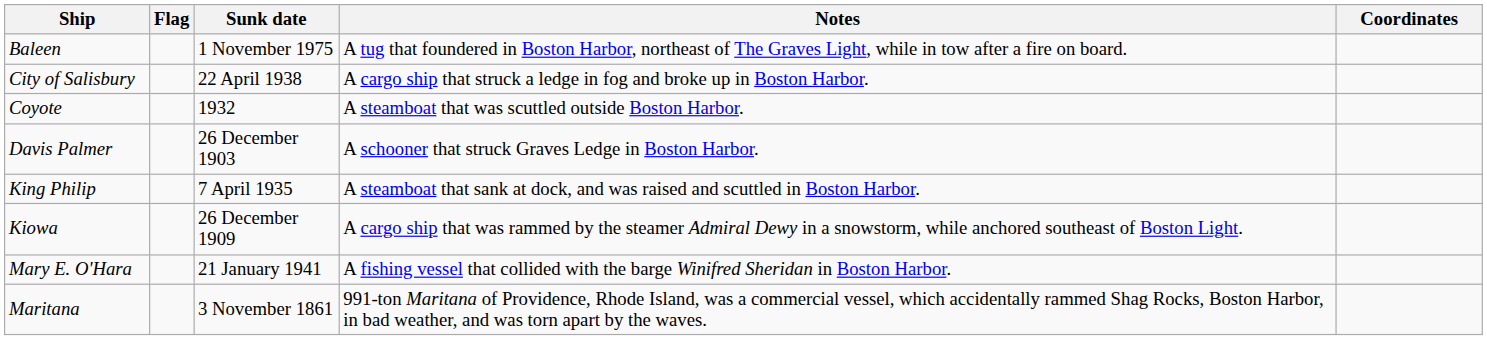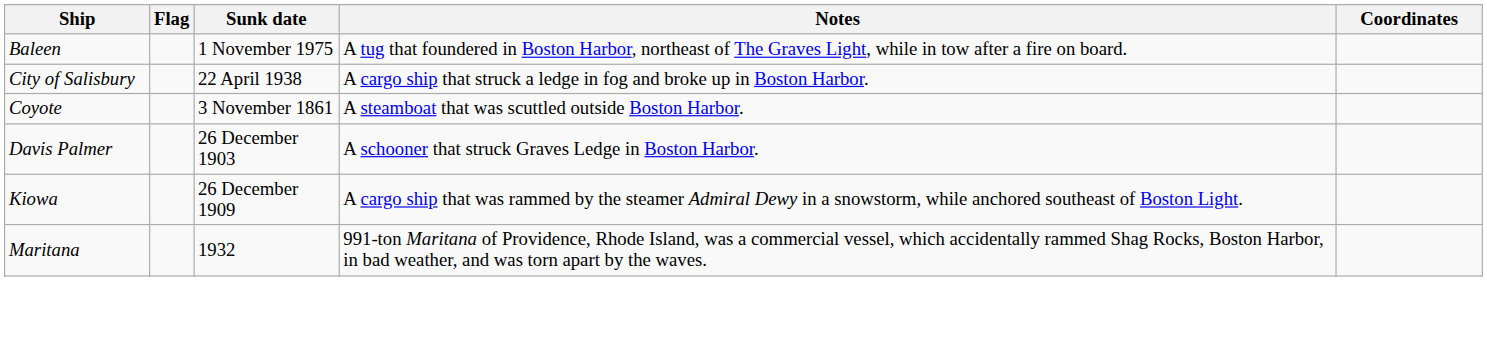(217, 108) 1932 -> (266, 108) 3 November 1861
- row: (52, 188)
- row: (70, 269)
(266, 309) 3 November 1861 -> (217, 250) 1932
